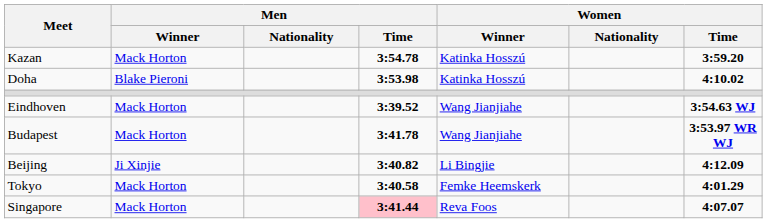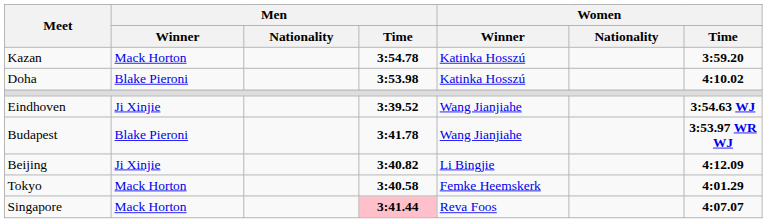(151, 106) Mack Horton -> (137, 106) Ji Xinjie
(151, 135) Mack Horton -> (151, 135) Blake Pieroni
